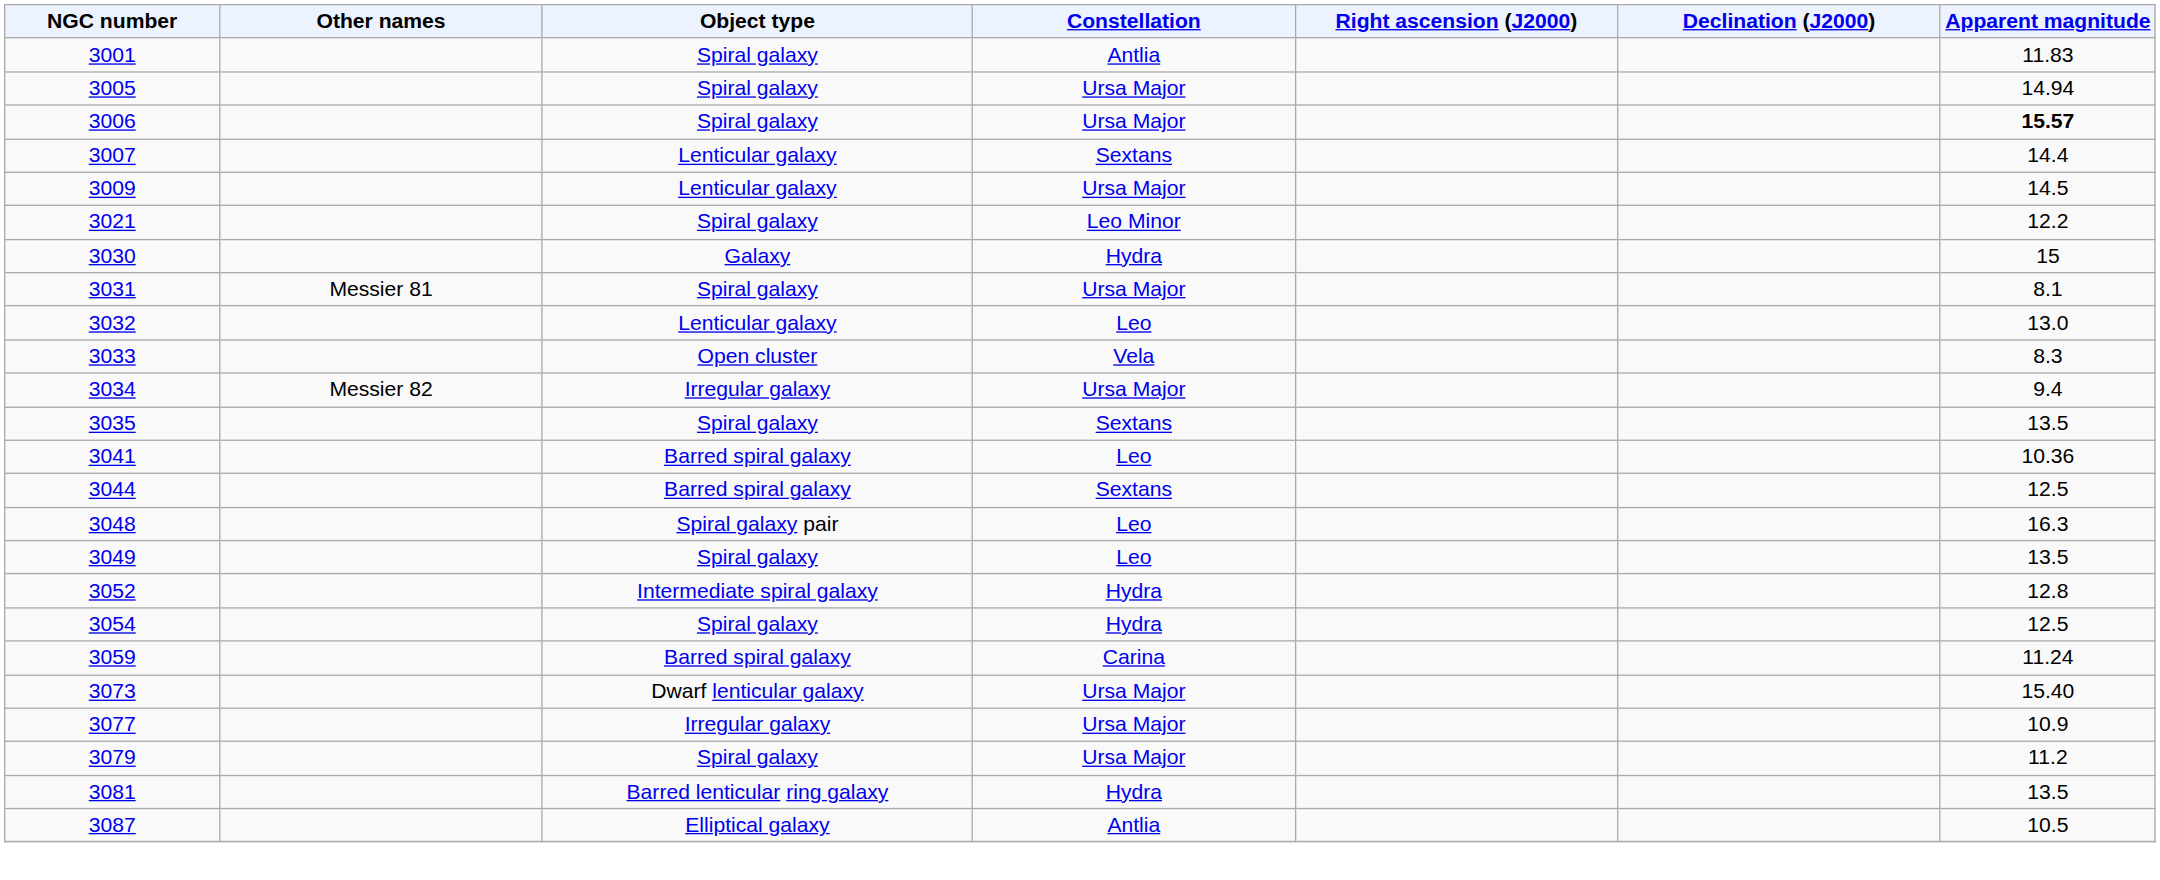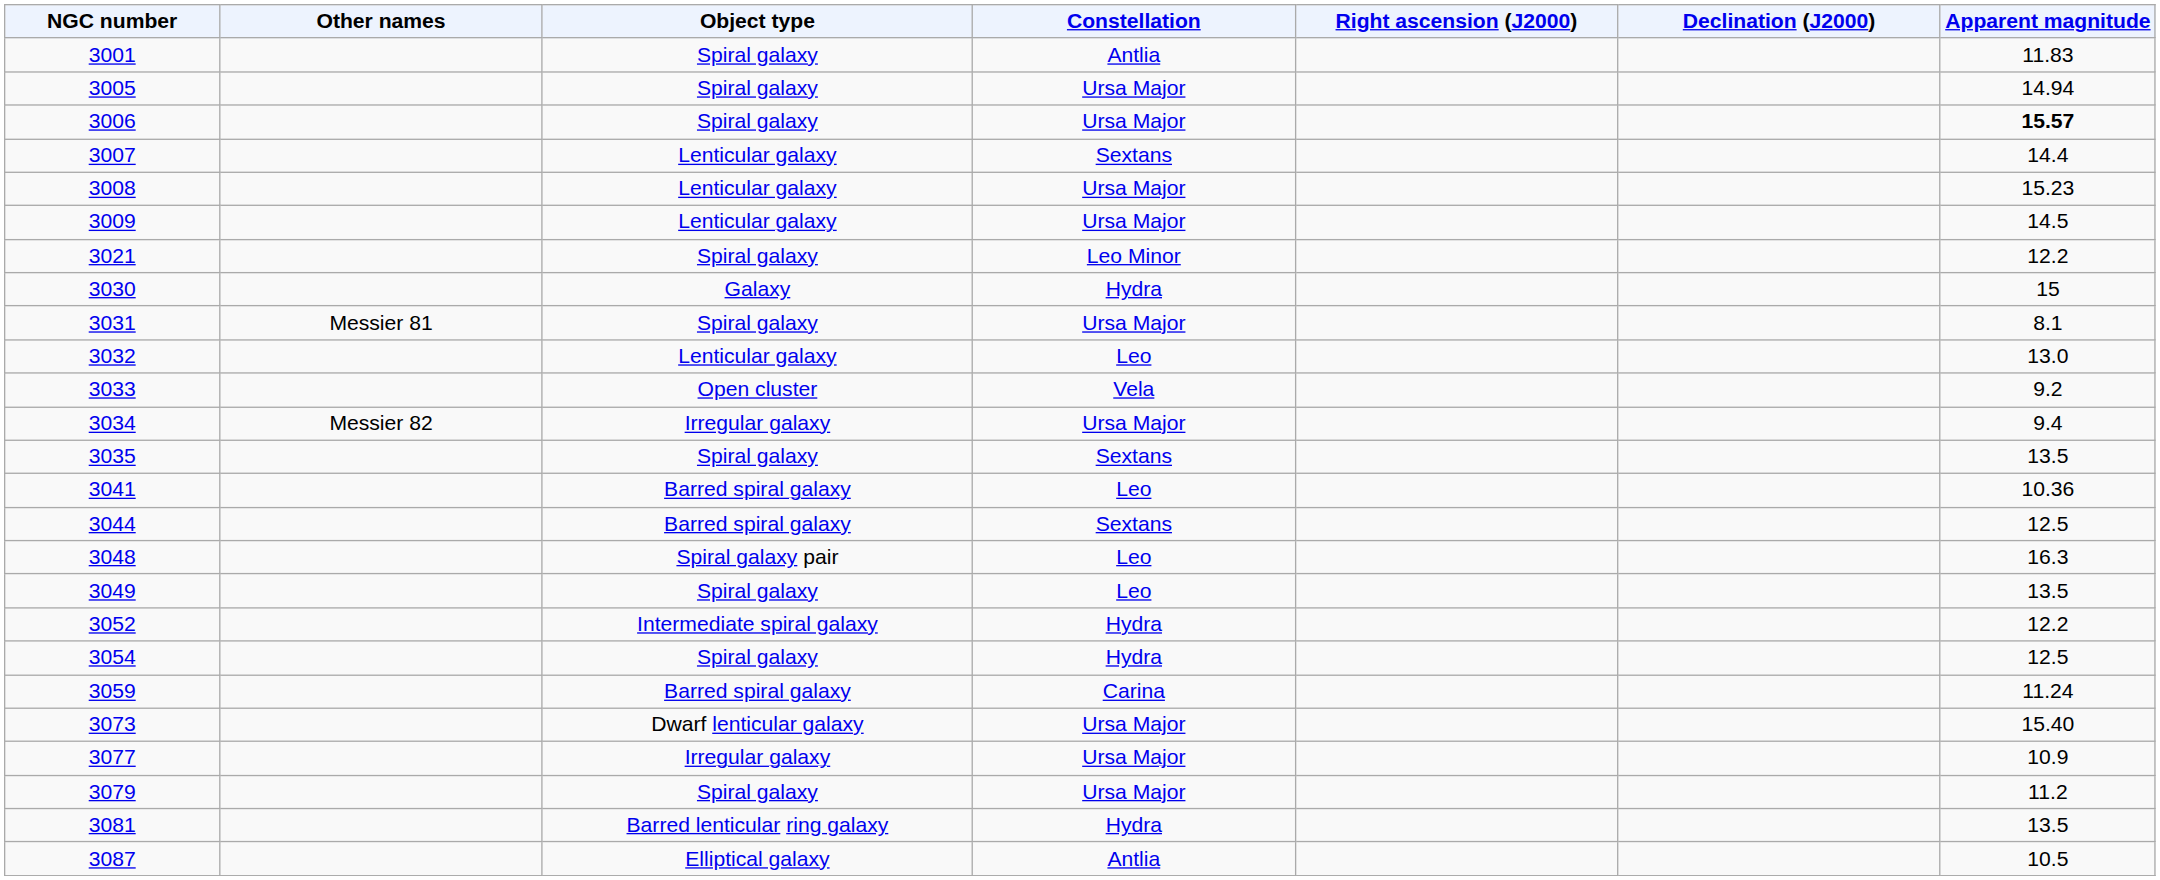+ row: (112, 188)
(2048, 356) 8.3 -> (2048, 389) 9.2
(2048, 590) 12.8 -> (2048, 624) 12.2
